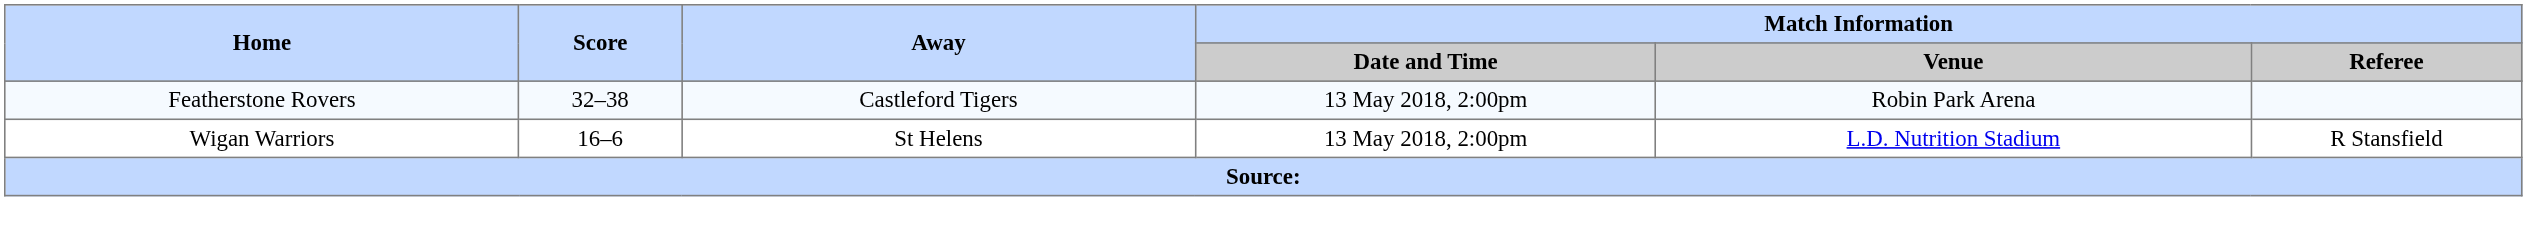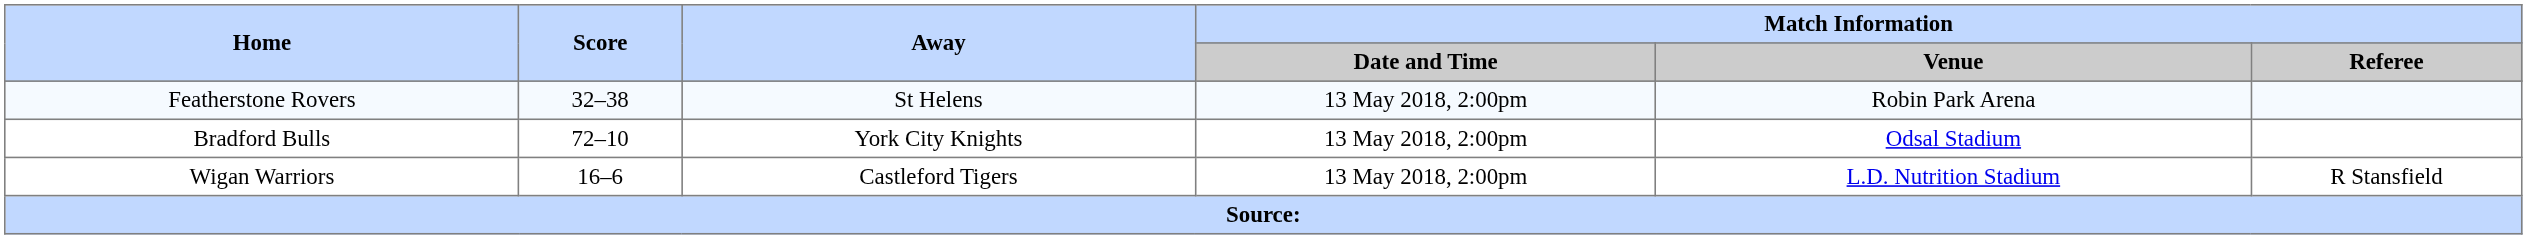(938, 99) Castleford Tigers -> (938, 99) St Helens
+ row: (262, 138)
(938, 138) St Helens -> (938, 176) Castleford Tigers
